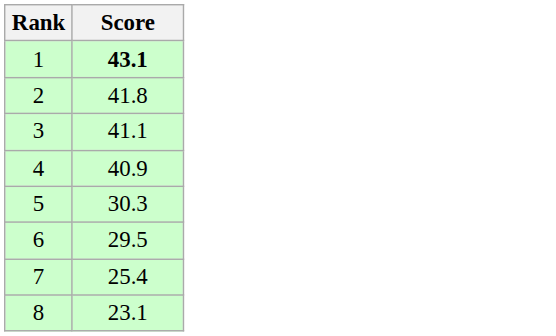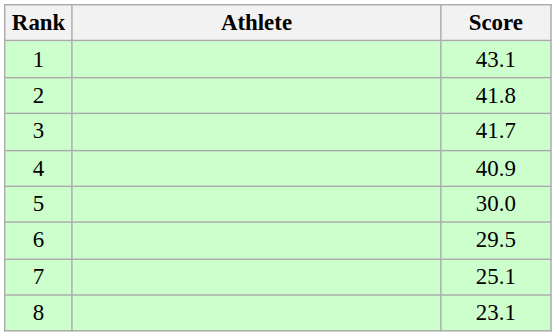+ column: (256, 22)
(128, 58) bold -> (496, 58) normal
(128, 131) 41.1 -> (496, 131) 41.7
(128, 204) 30.3 -> (496, 204) 30.0
(128, 276) 25.4 -> (496, 276) 25.1
